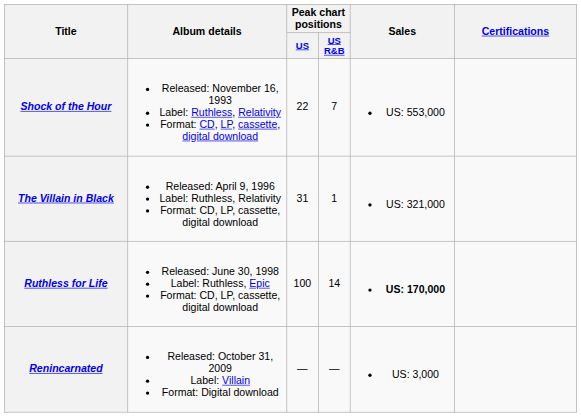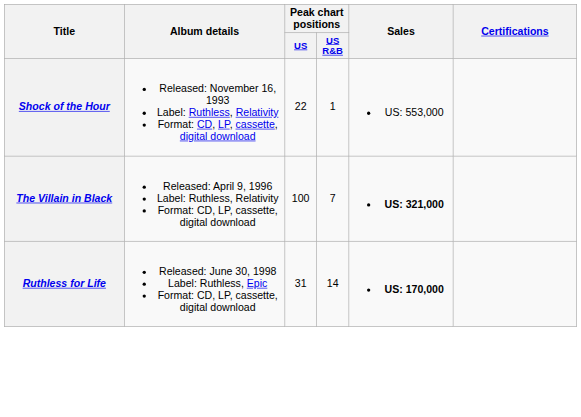(334, 107) 7 -> (333, 107) 1
(302, 198) 31 -> (301, 198) 100
(334, 198) 1 -> (333, 198) 7
(402, 204) normal -> (401, 204) bold
(302, 284) 100 -> (301, 284) 31
- row: (66, 369)
